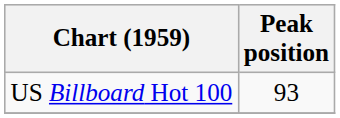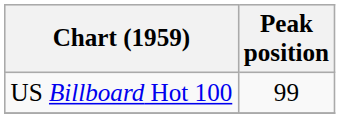(286, 92) 93 -> (286, 92) 99
